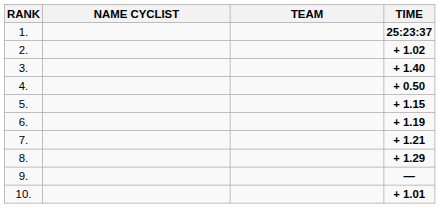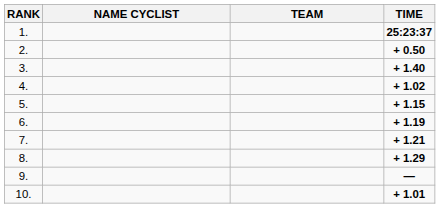(409, 50) + 1.02 -> (409, 50) + 0.50
(409, 86) + 0.50 -> (409, 86) + 1.02
